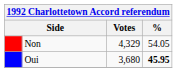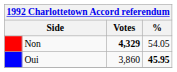(129, 44) normal -> (129, 44) bold
(129, 59) 3,680 -> (129, 59) 3,860
